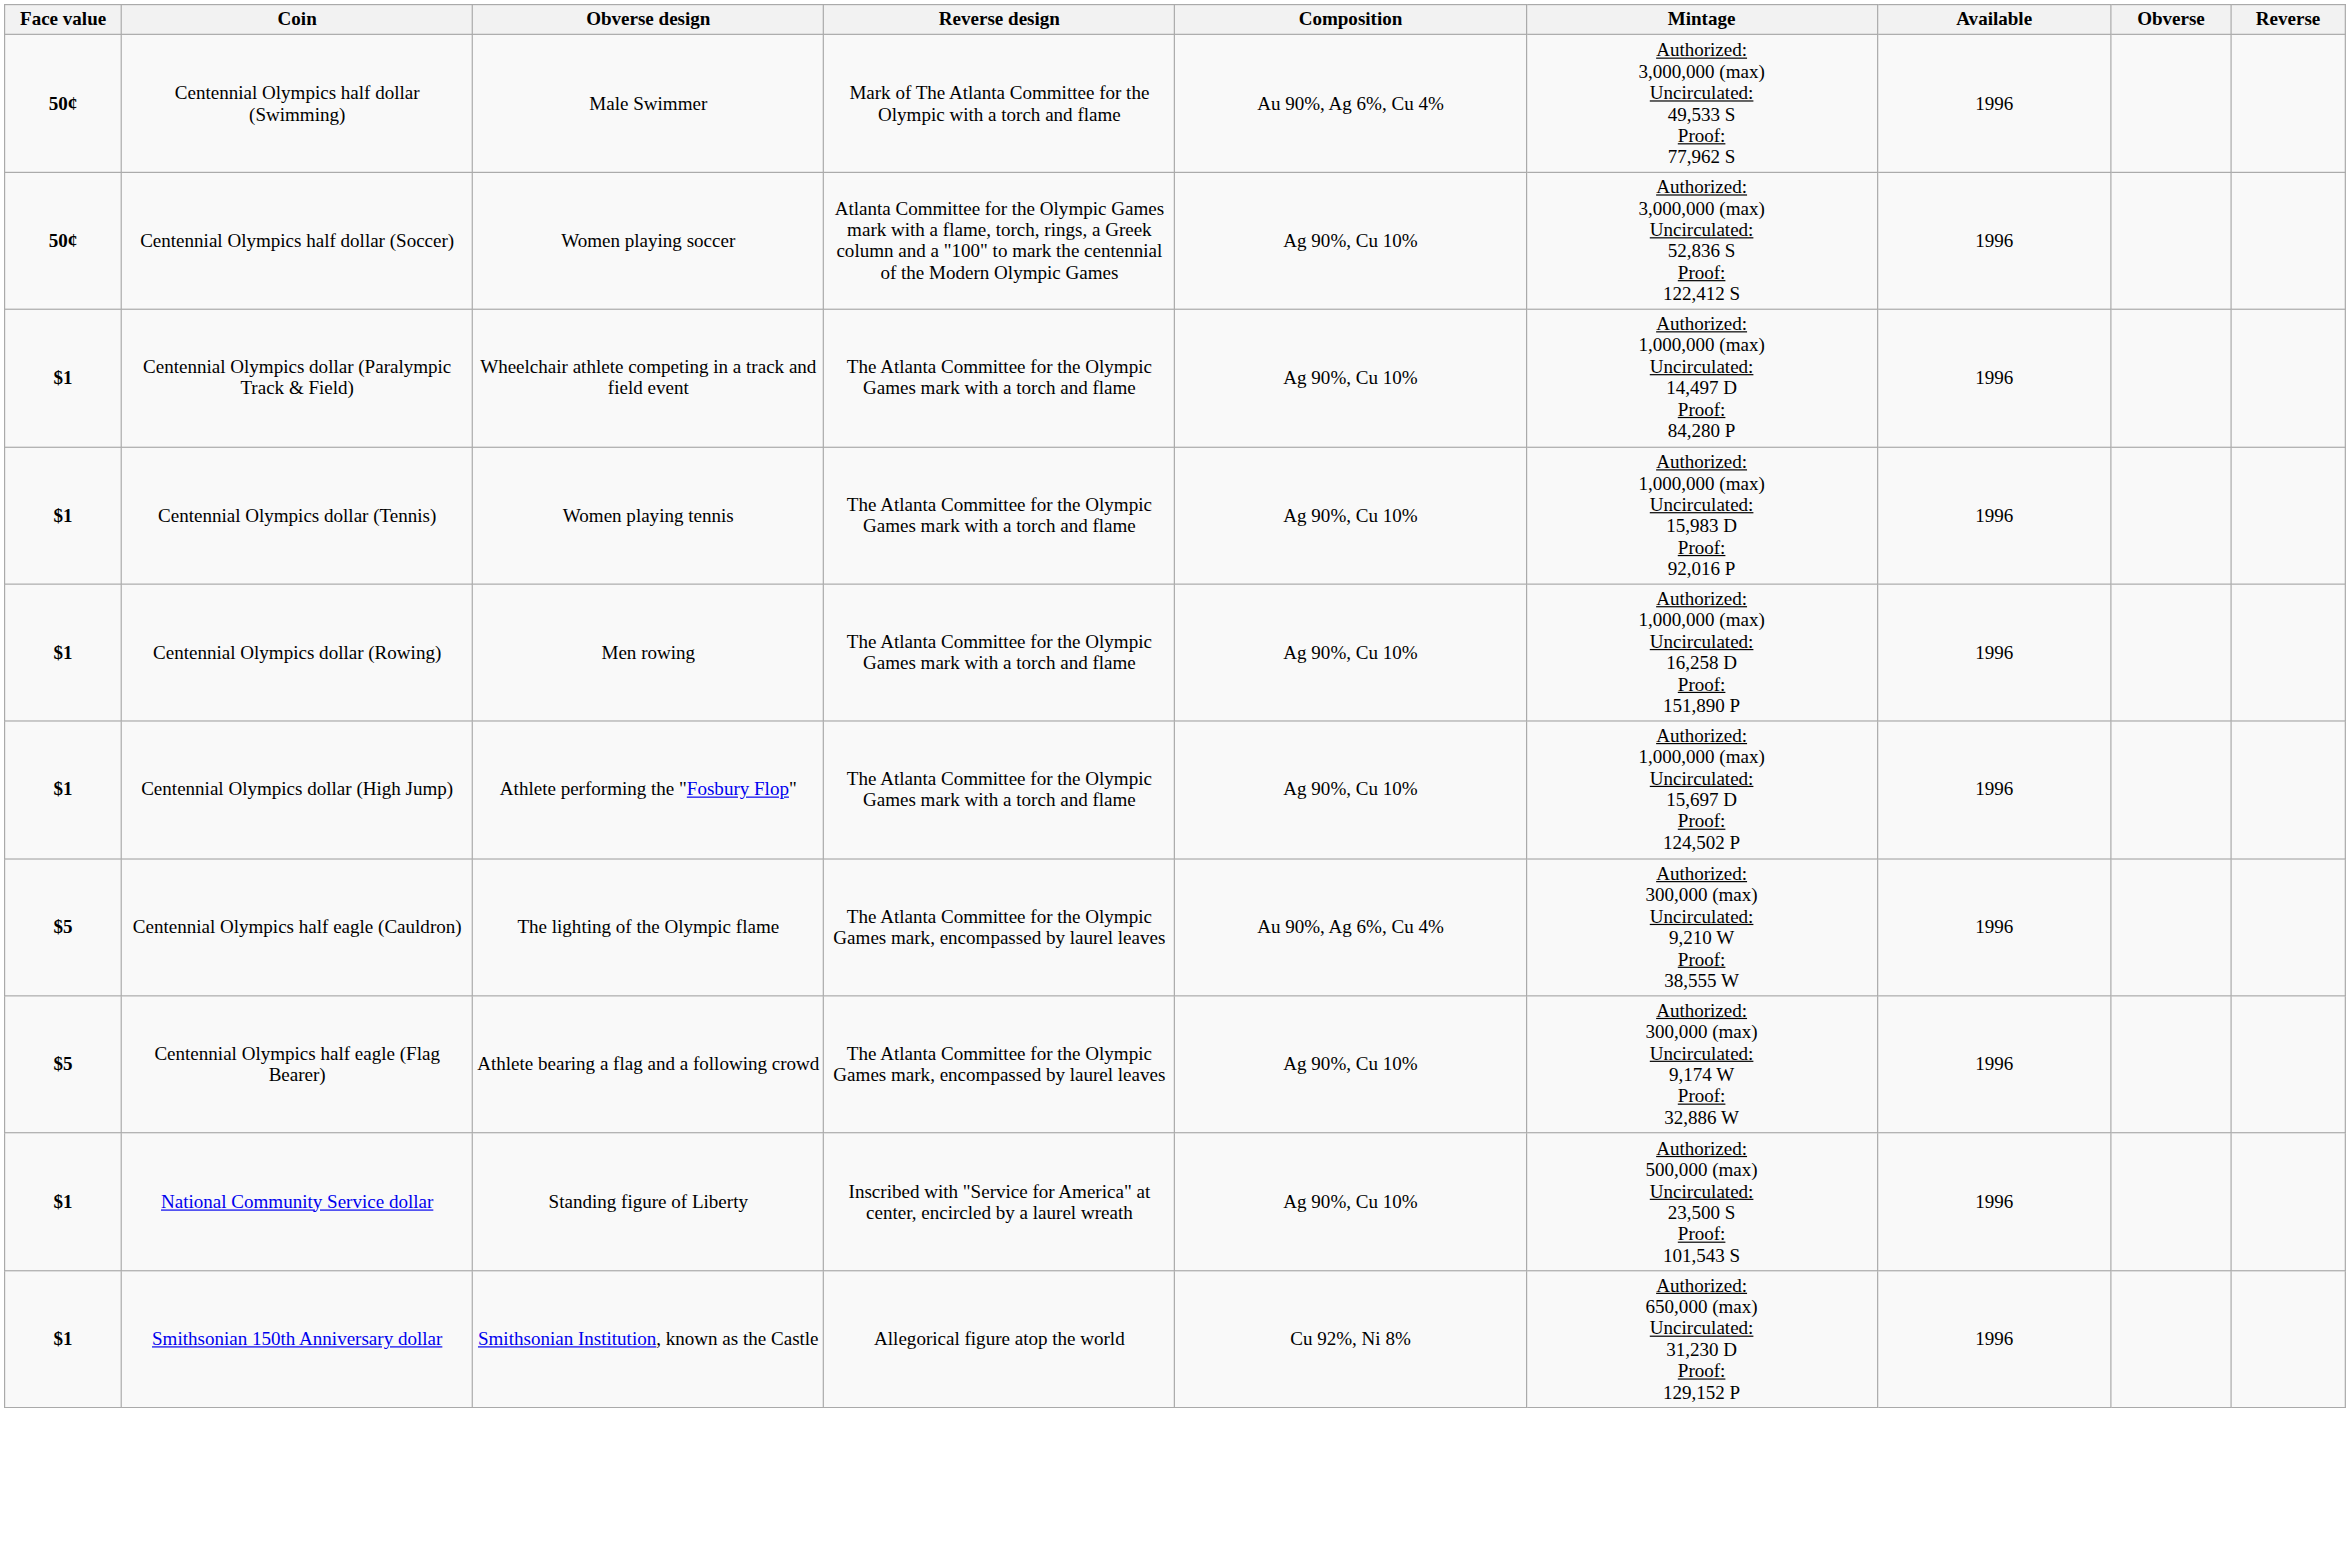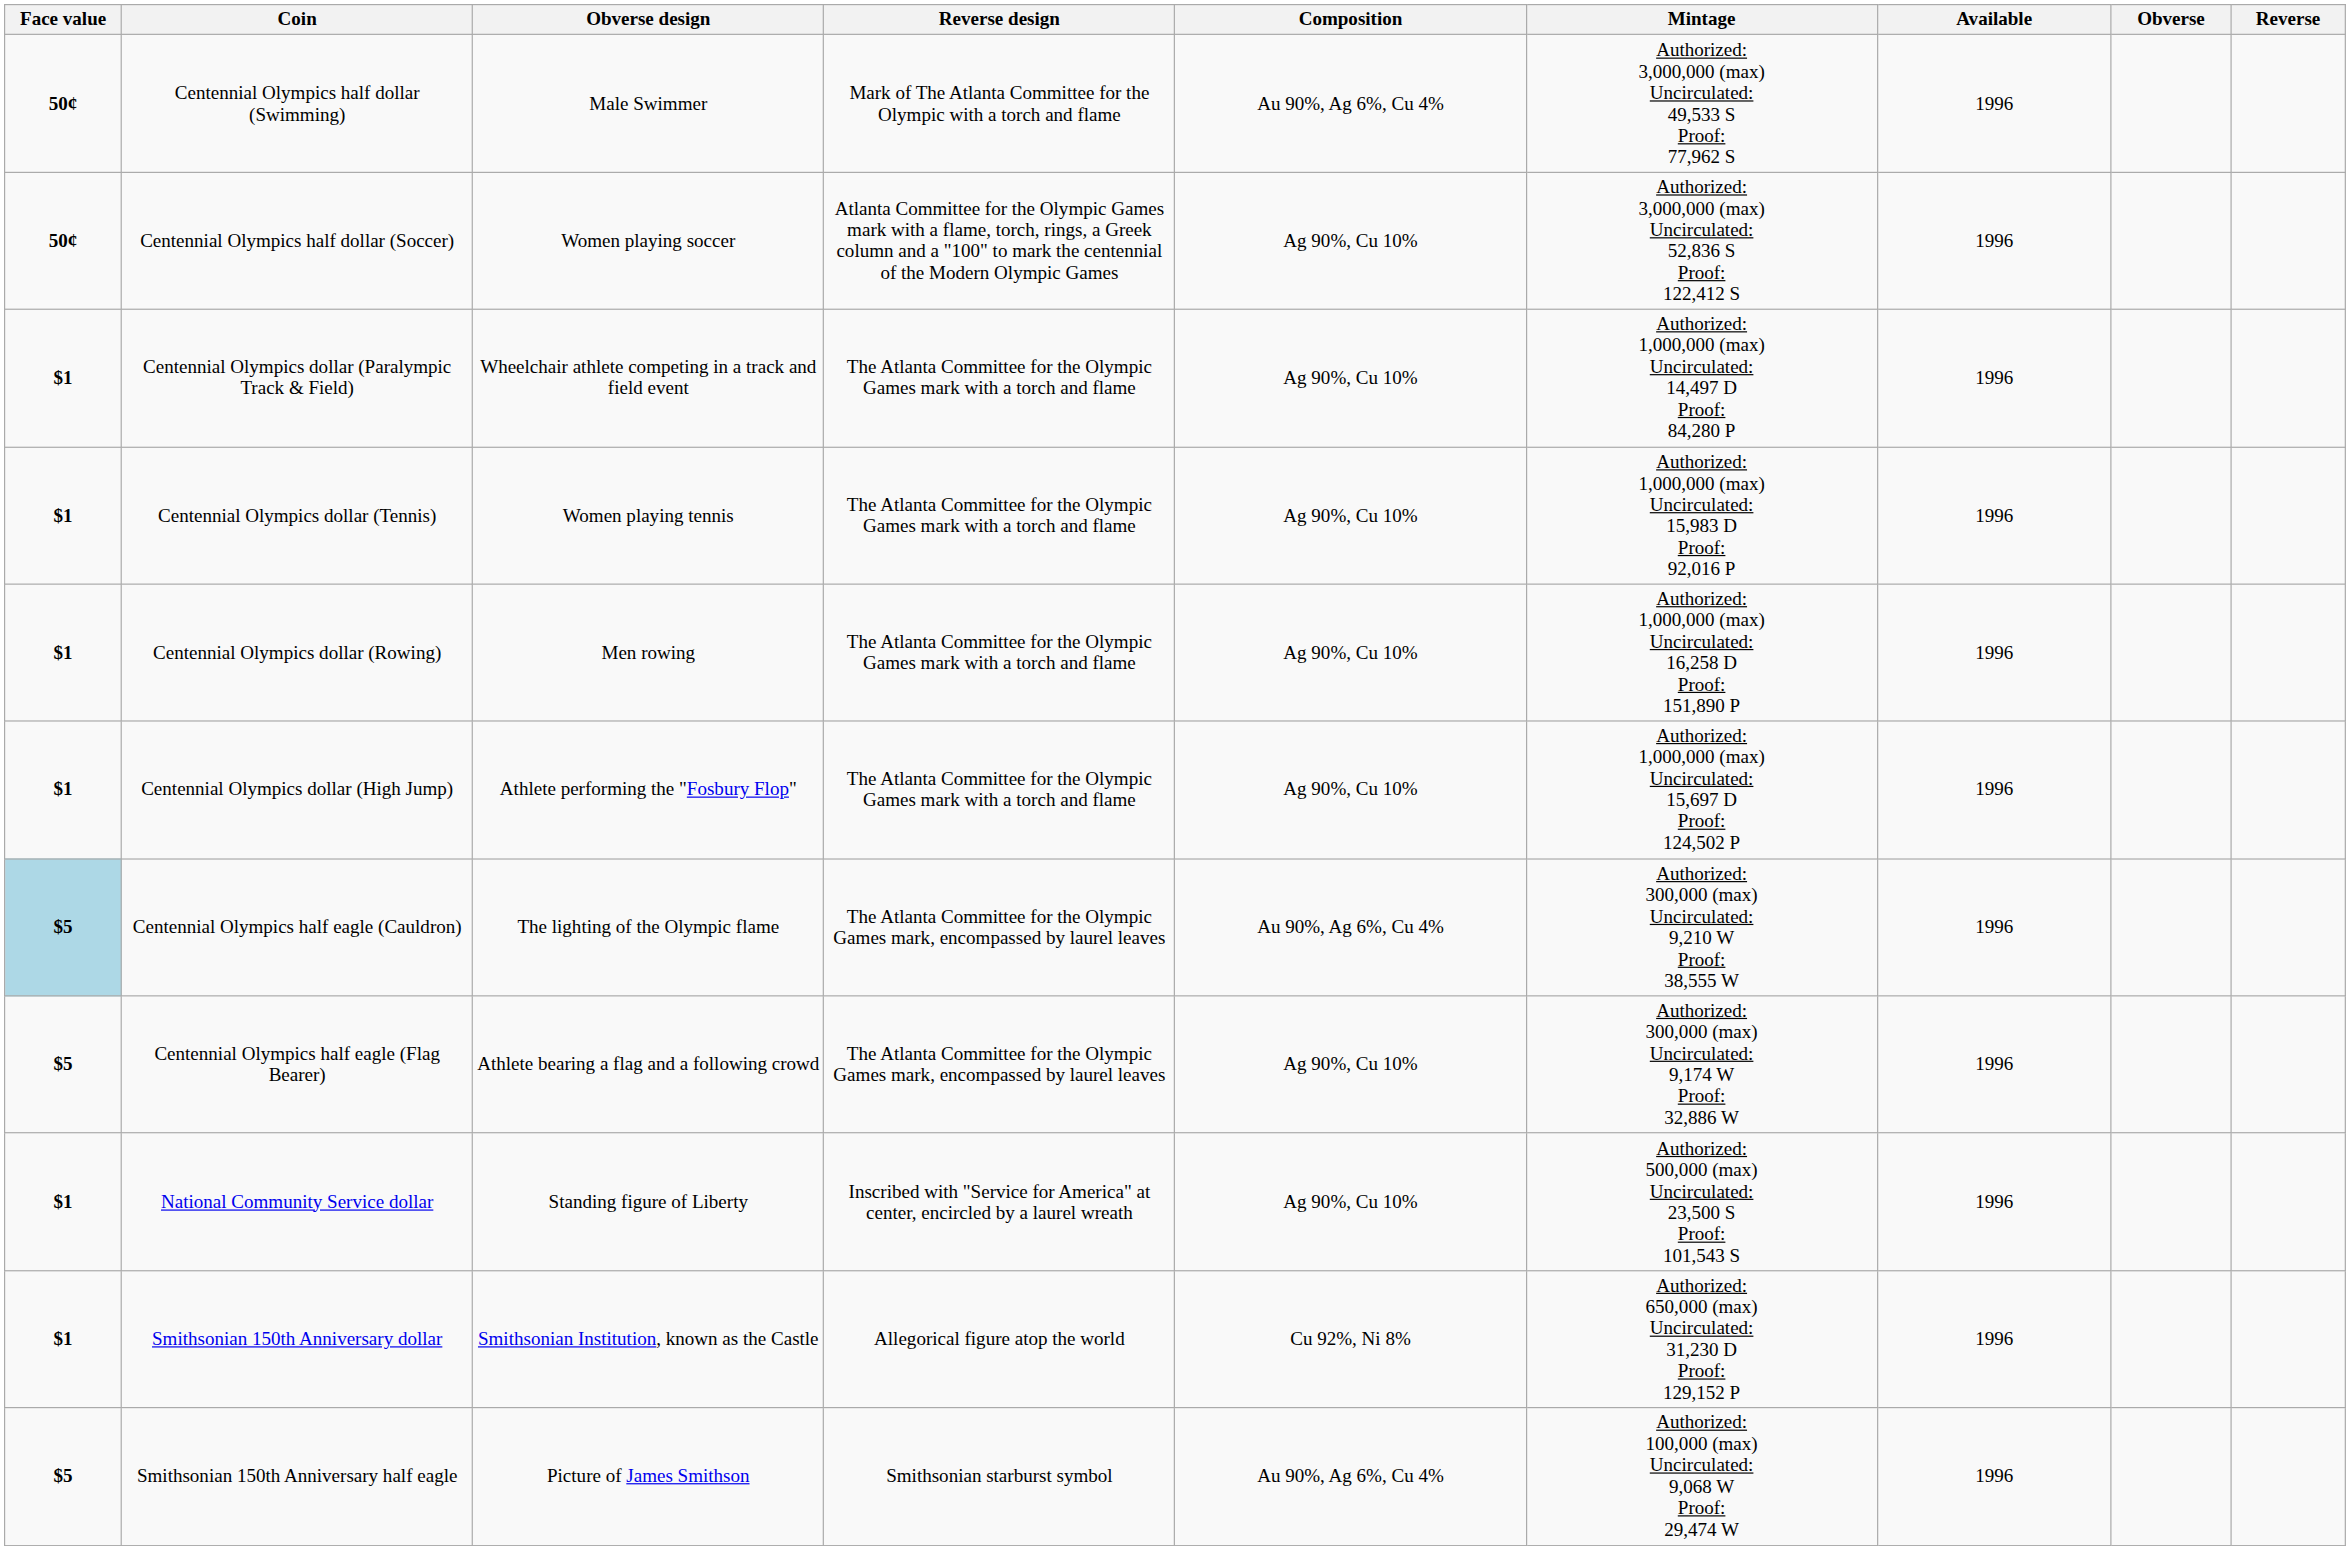(63, 927) no background -> (63, 927) lightblue background
+ row: (297, 1476)
